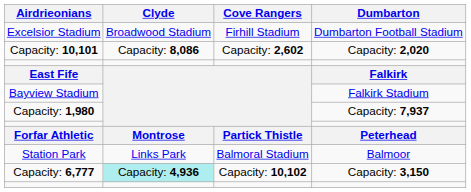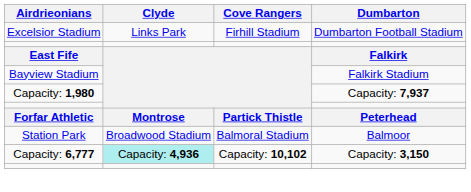(159, 32) Broadwood Stadium -> (159, 32) Links Park
- row: (54, 50)
(159, 154) Links Park -> (159, 135) Broadwood Stadium
